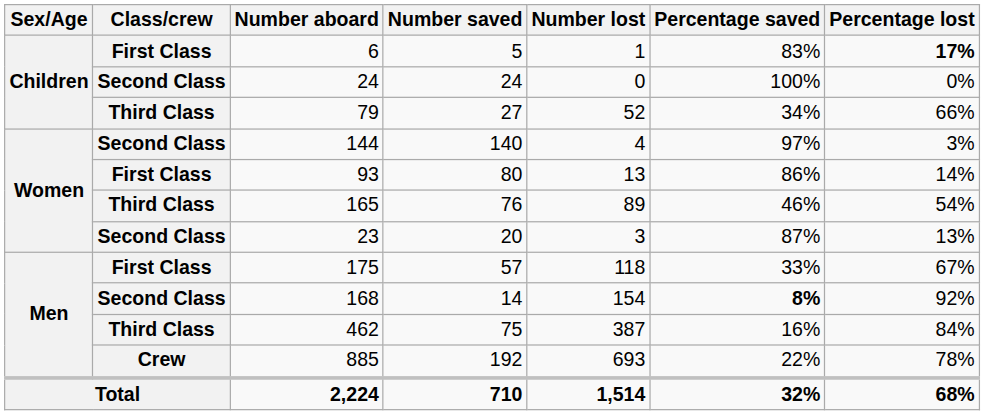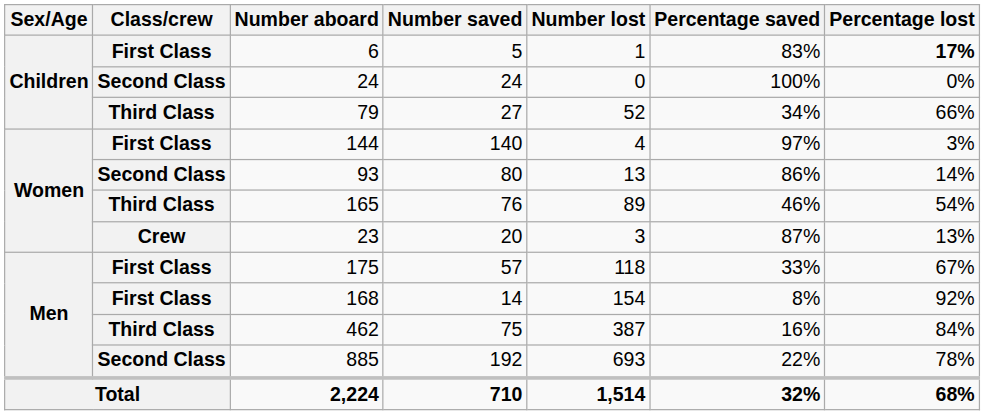(162, 143) Second Class -> (162, 143) First Class
(162, 174) First Class -> (162, 174) Second Class
(162, 236) Second Class -> (162, 236) Crew
(162, 298) Second Class -> (162, 298) First Class
(806, 298) bold -> (806, 298) normal
(162, 360) Crew -> (162, 360) Second Class
